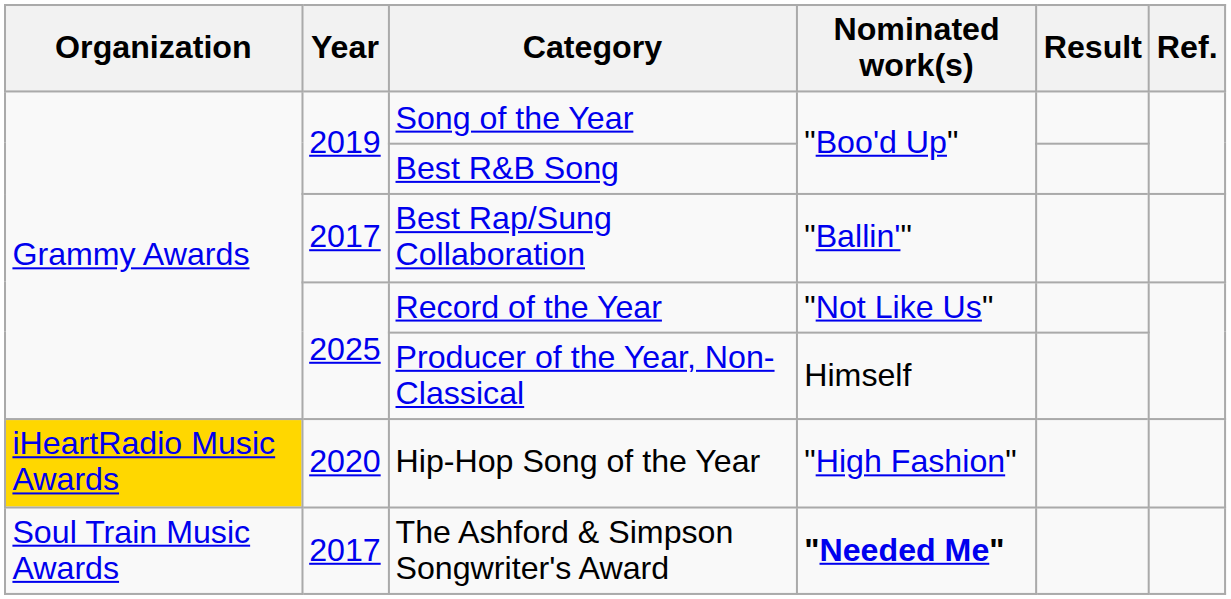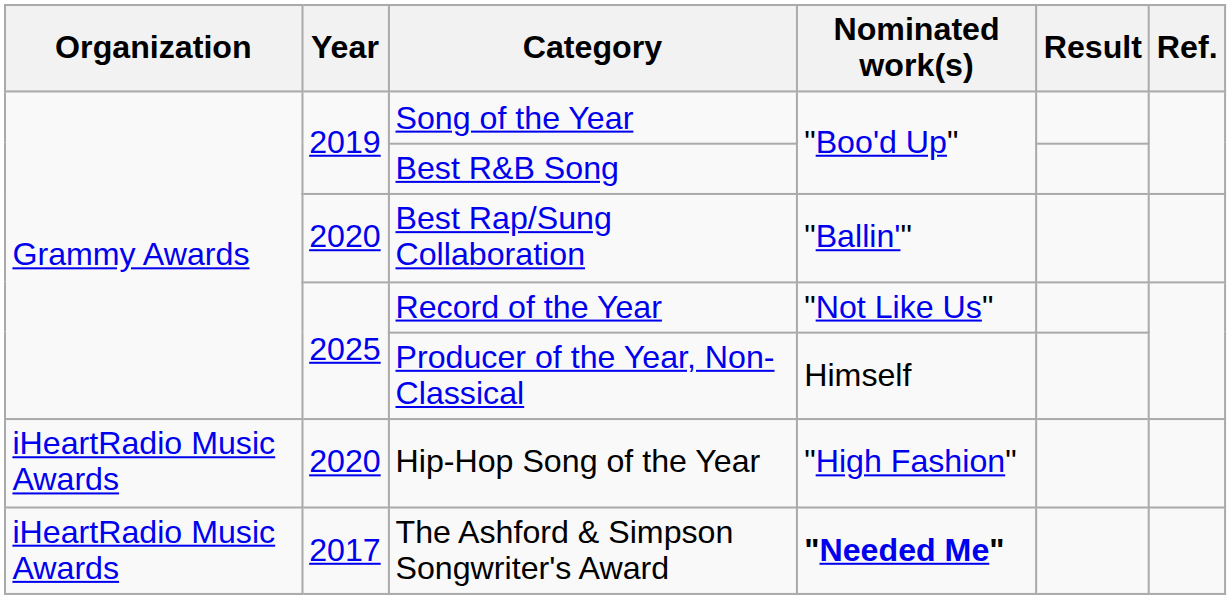(345, 237) 2017 -> (345, 237) 2020
(144, 462) gold background -> (144, 462) no background
(131, 549) Soul Train Music Awards -> (144, 549) iHeartRadio Music Awards
